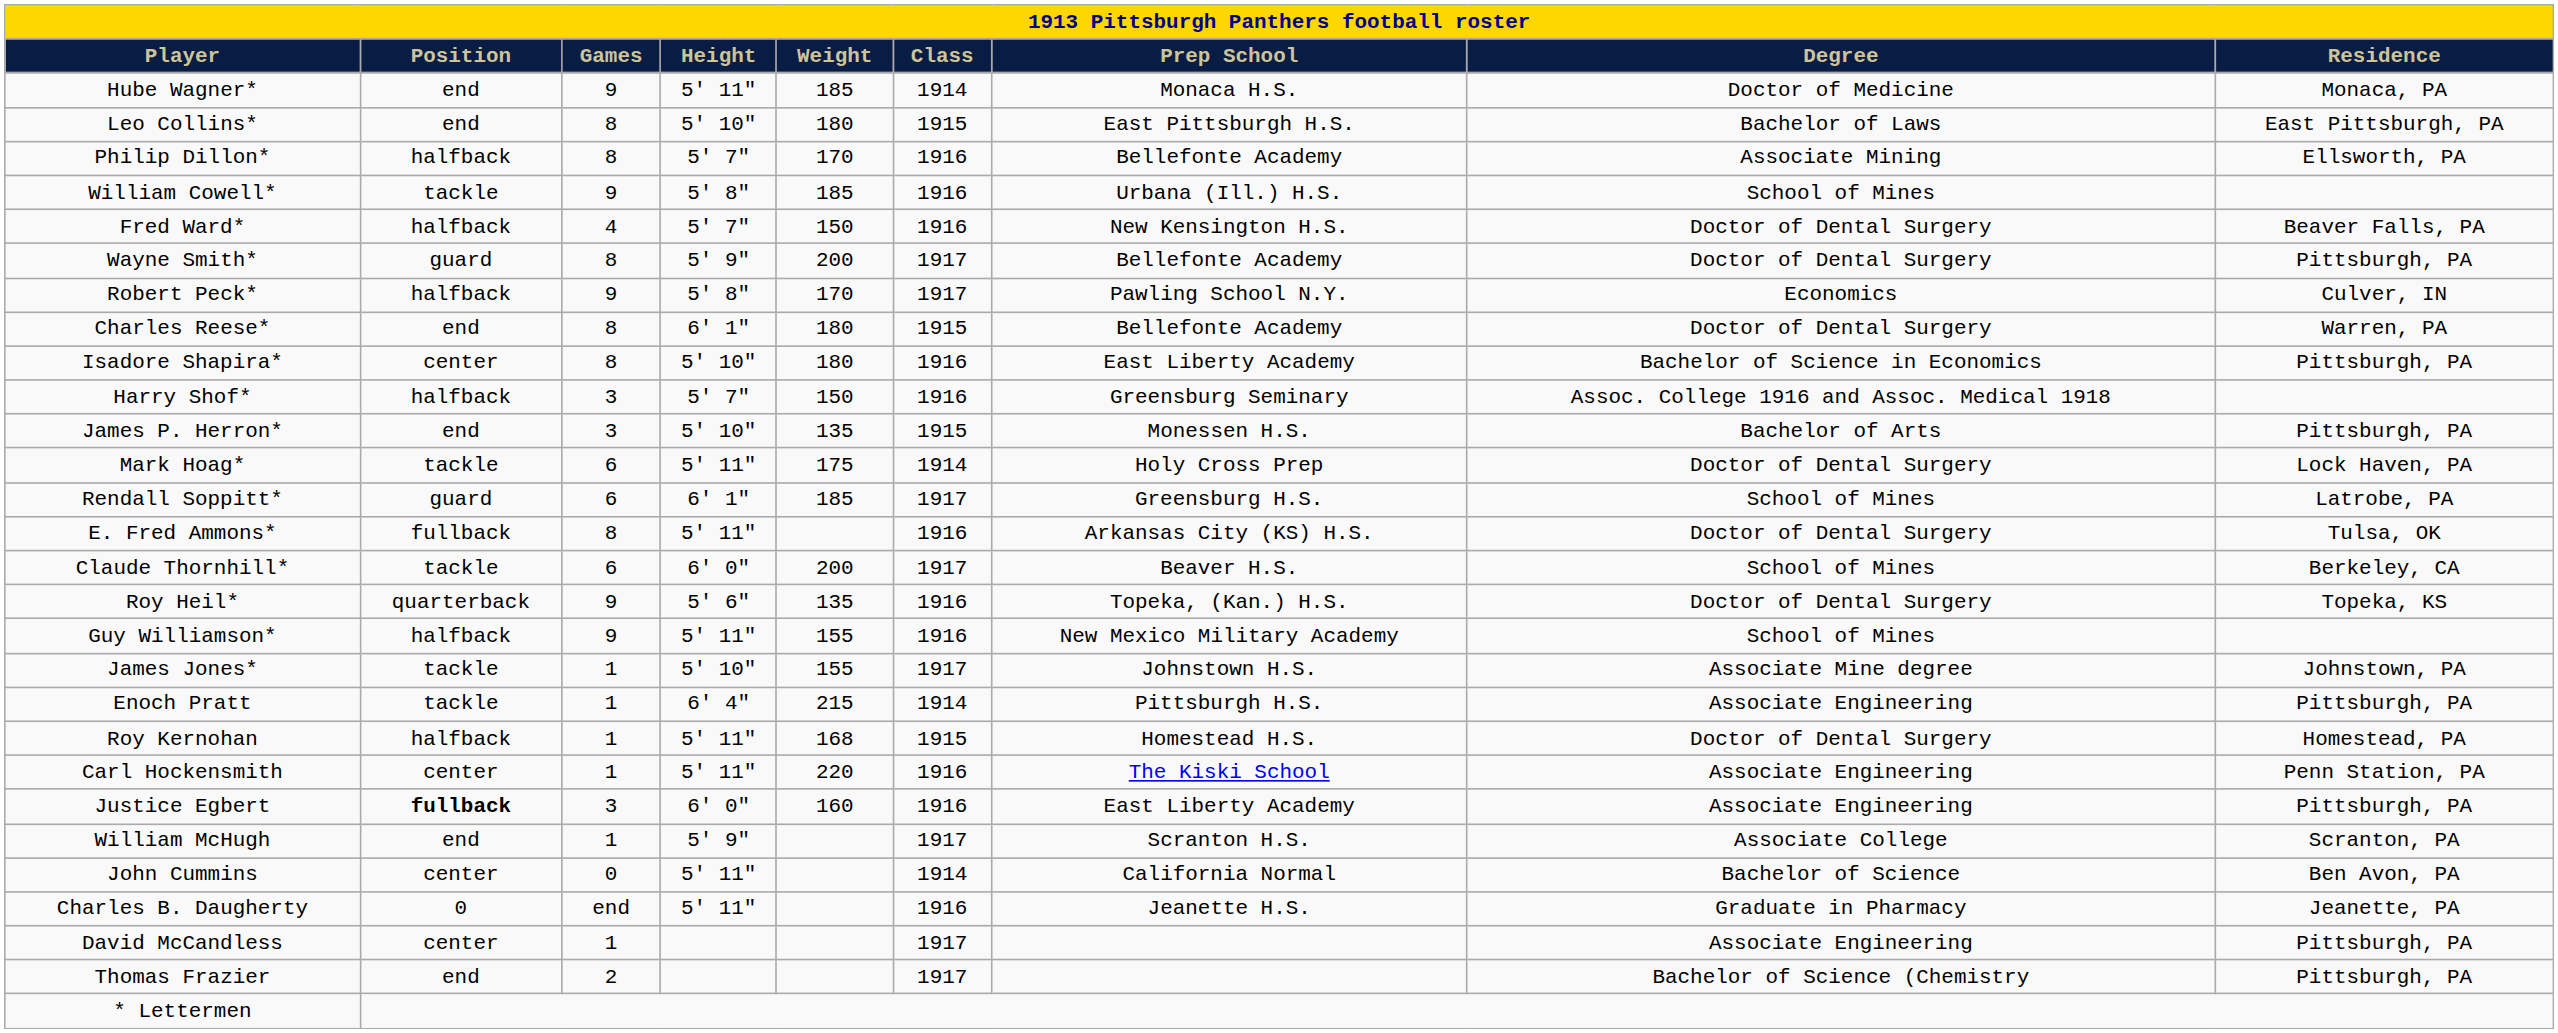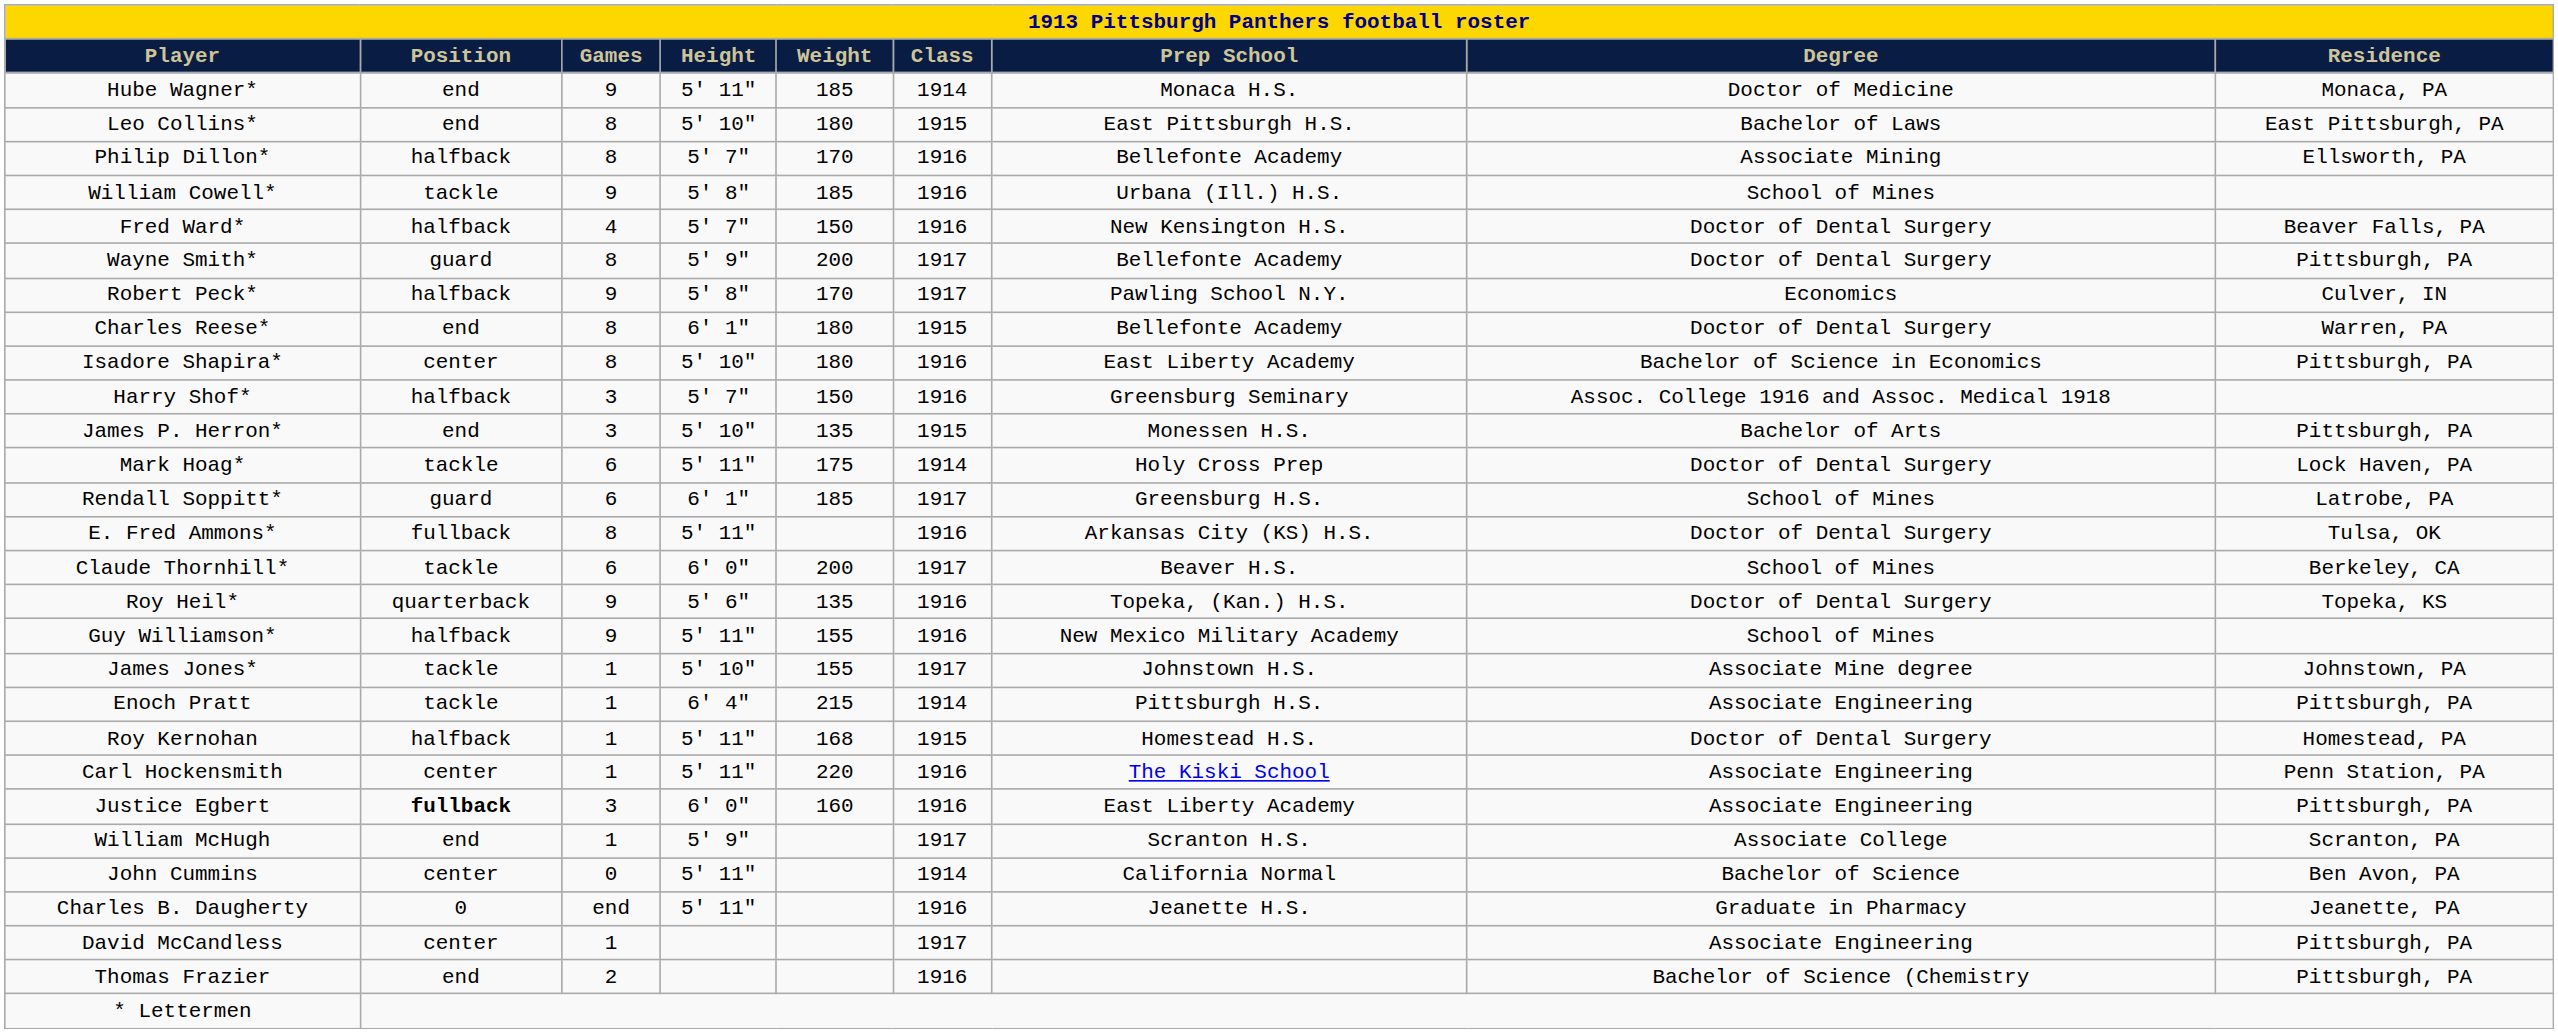(942, 977) 1917 -> (942, 977) 1916
